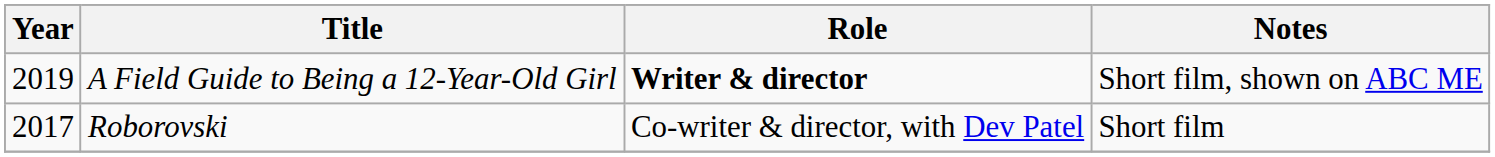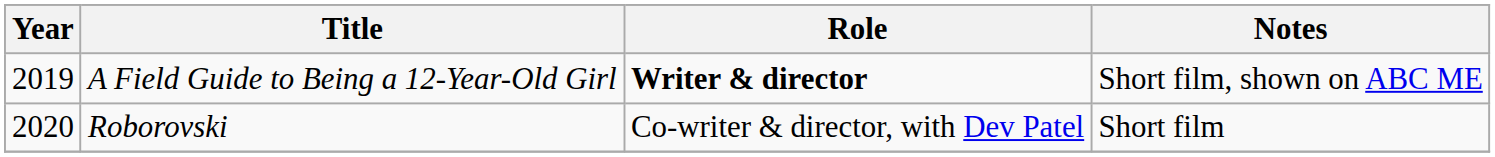(43, 126) 2017 -> (43, 126) 2020
